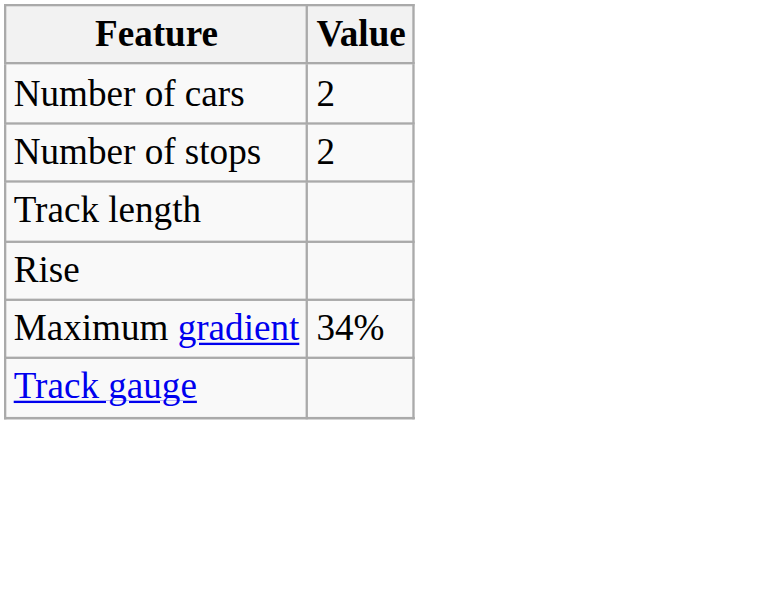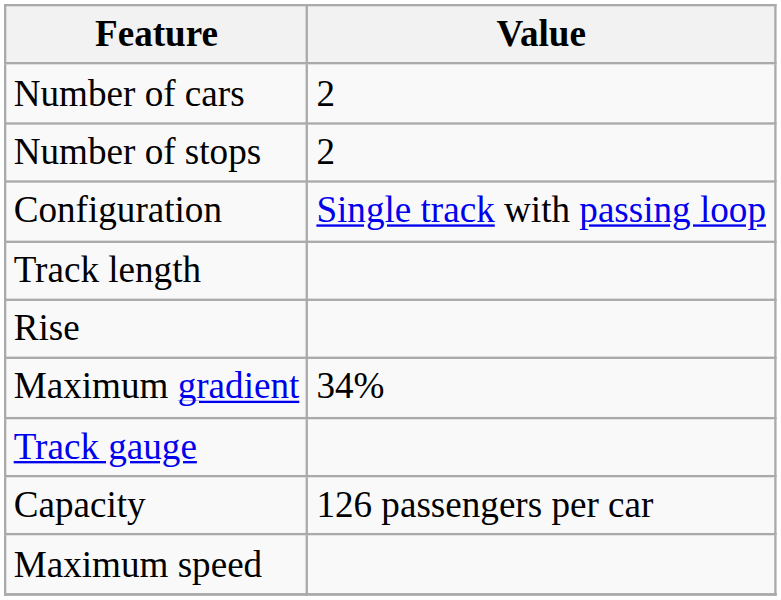+ row: (118, 210)
+ row: (80, 504)
+ row: (138, 563)
